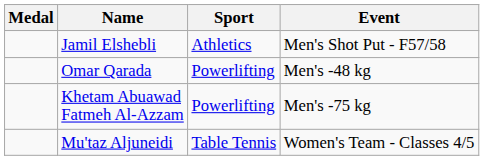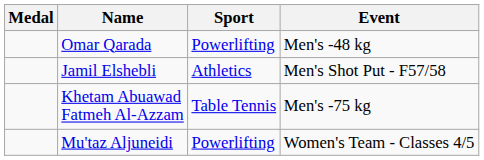rows swapped: (109, 44) <-> (106, 70)
(233, 106) Powerlifting -> (234, 106) Table Tennis
(234, 141) Table Tennis -> (233, 141) Powerlifting
